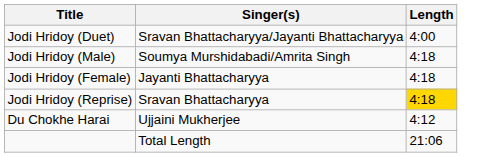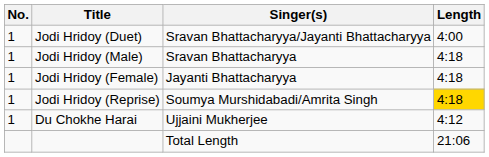+ column: (18, 15)
(244, 57) Soumya Murshidabadi/Amrita Singh -> (231, 57) Sravan Bhattacharyya
(204, 99) Sravan Bhattacharyya -> (272, 99) Soumya Murshidabadi/Amrita Singh
